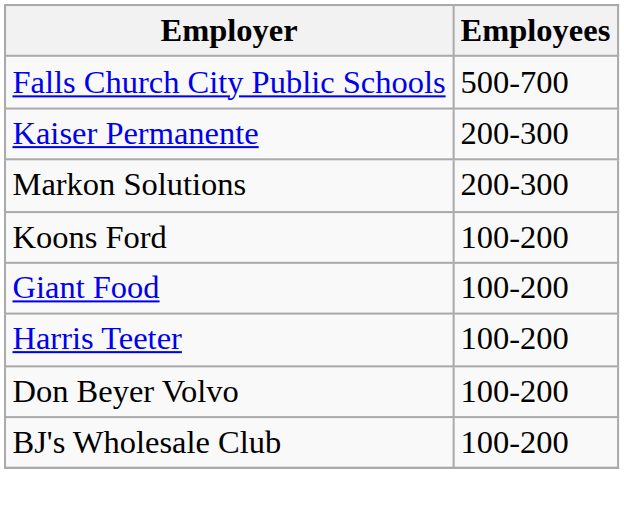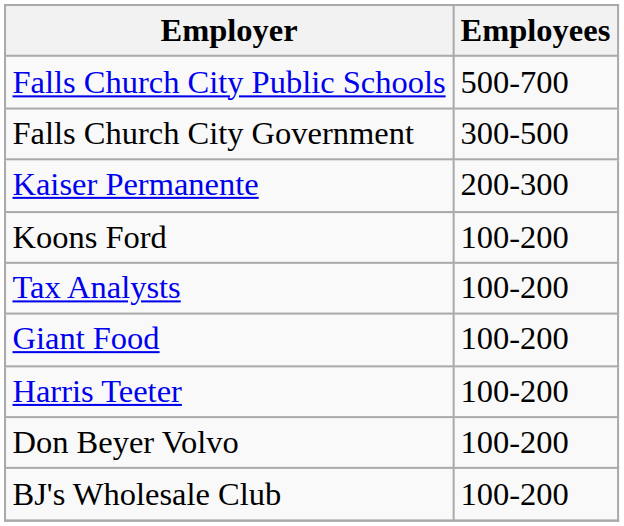+ row: (213, 133)
- row: (129, 184)
+ row: (97, 287)
